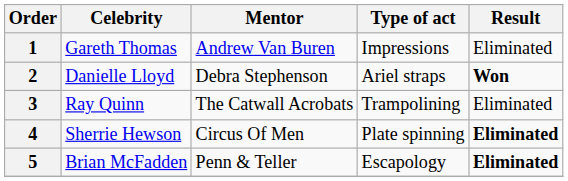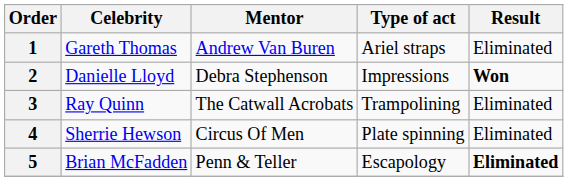(405, 47) Impressions -> (404, 47) Ariel straps
(404, 76) Ariel straps -> (405, 76) Impressions
(516, 133) bold -> (513, 133) normal
